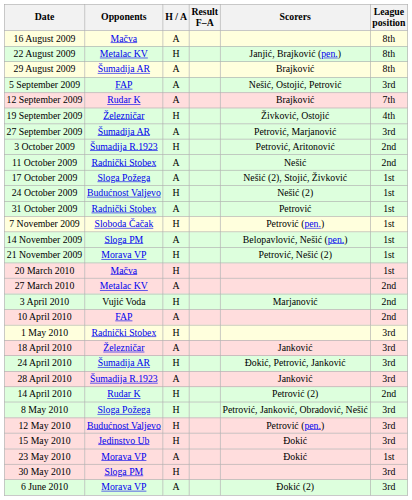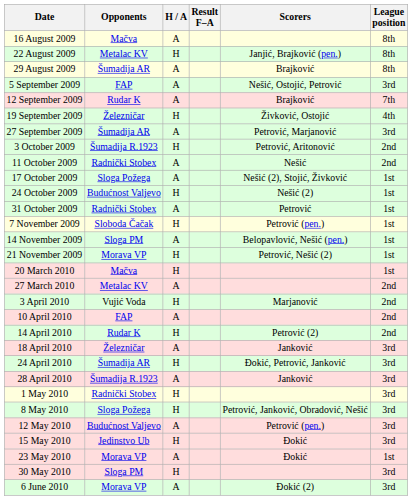rows swapped: (45, 394) <-> (45, 332)
(176, 425) H -> (176, 425) A
